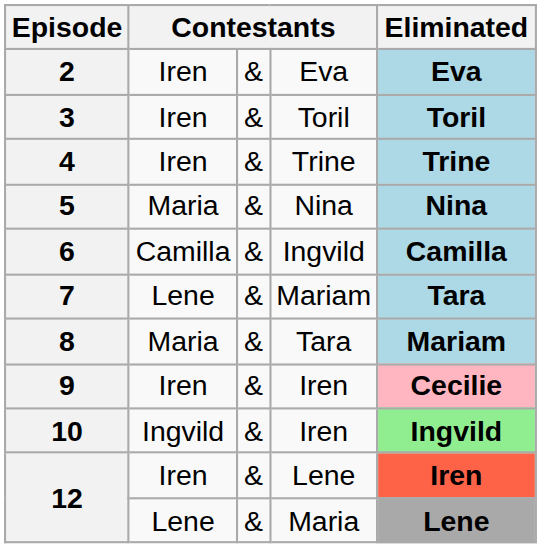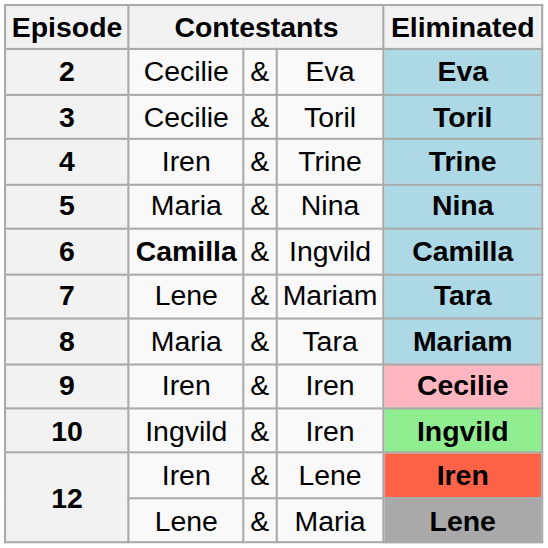(183, 72) Iren -> (186, 72) Cecilie
(183, 117) Iren -> (186, 117) Cecilie
(183, 251) normal -> (186, 251) bold
